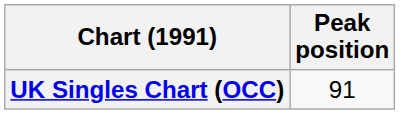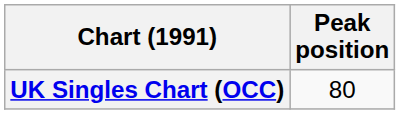(342, 89) 91 -> (342, 89) 80
